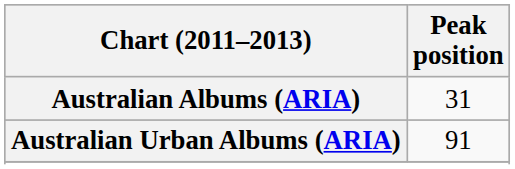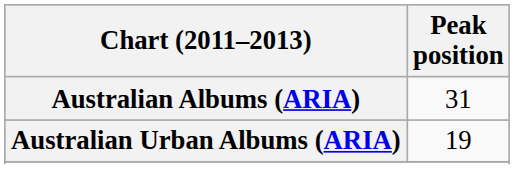(458, 140) 91 -> (458, 140) 19
